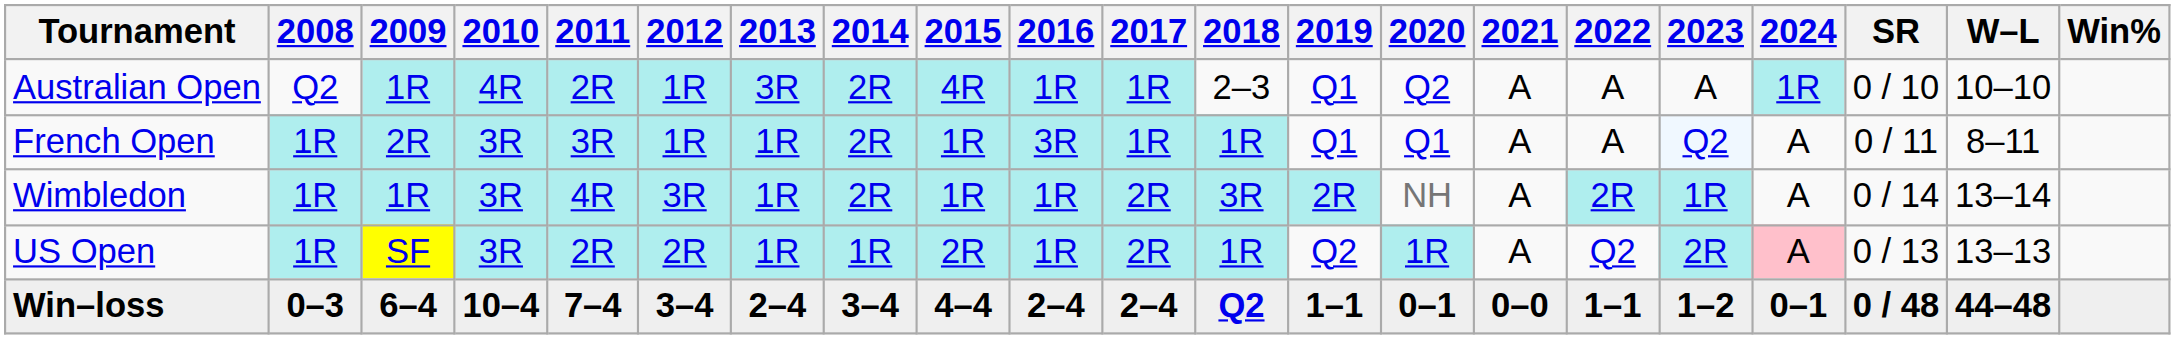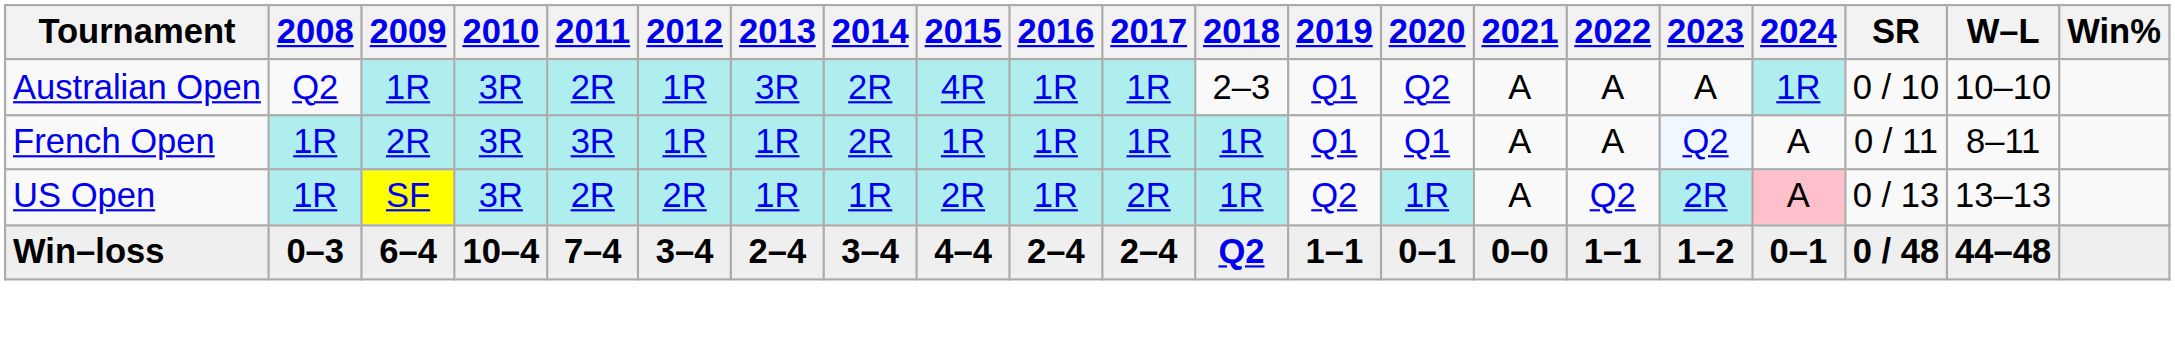(501, 86) 4R -> (501, 86) 3R
(1056, 141) 3R -> (1056, 141) 1R
- row: (99, 196)
